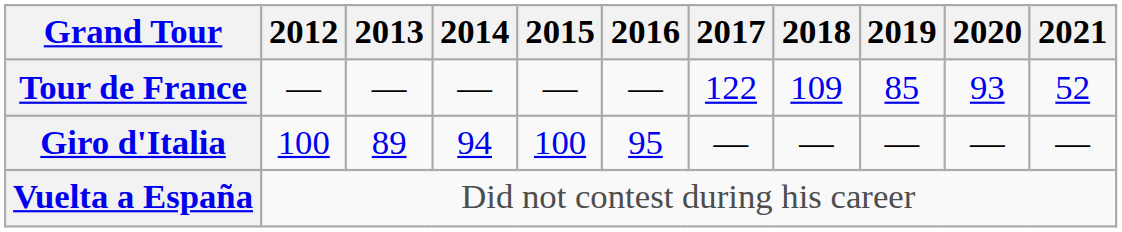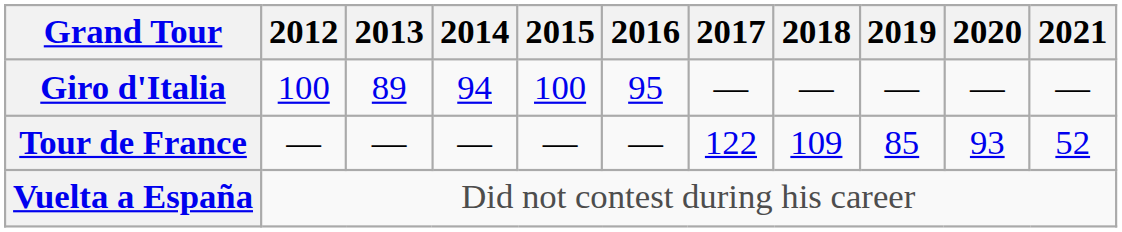rows swapped: (133, 142) <-> (133, 87)
